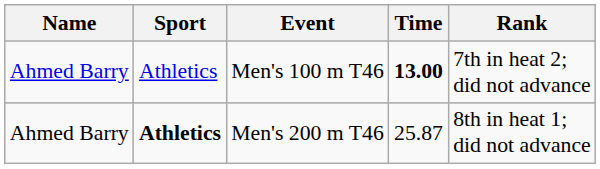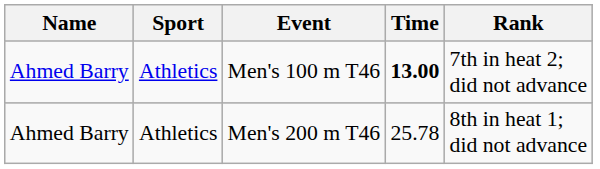(180, 133) bold -> (178, 133) normal
(418, 133) 25.87 -> (415, 133) 25.78
